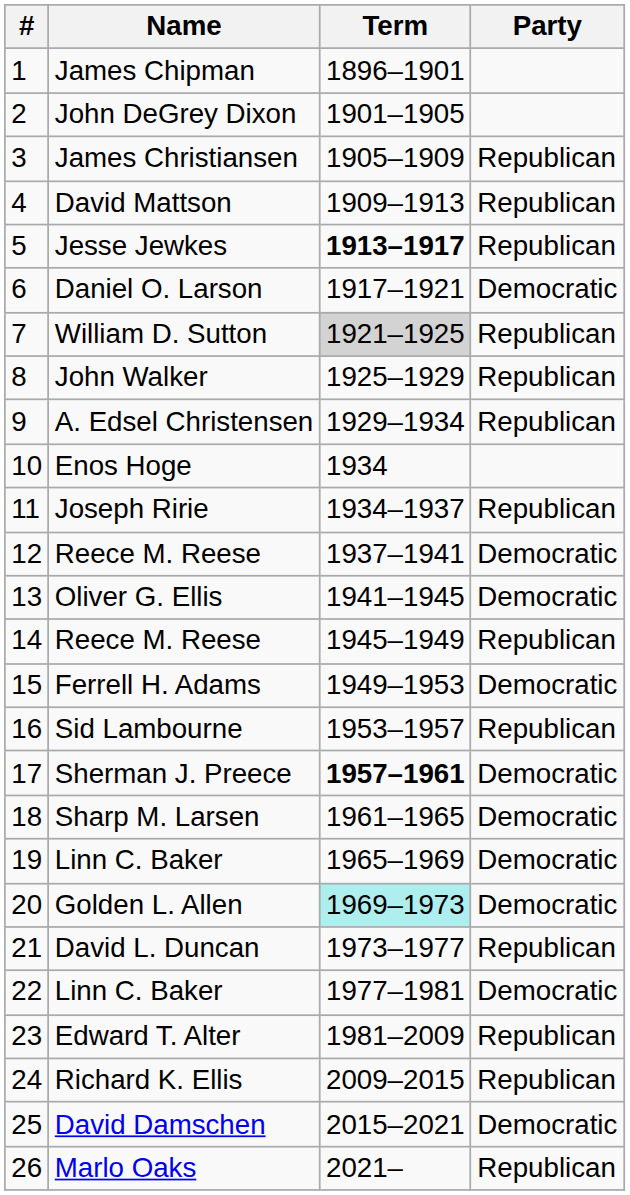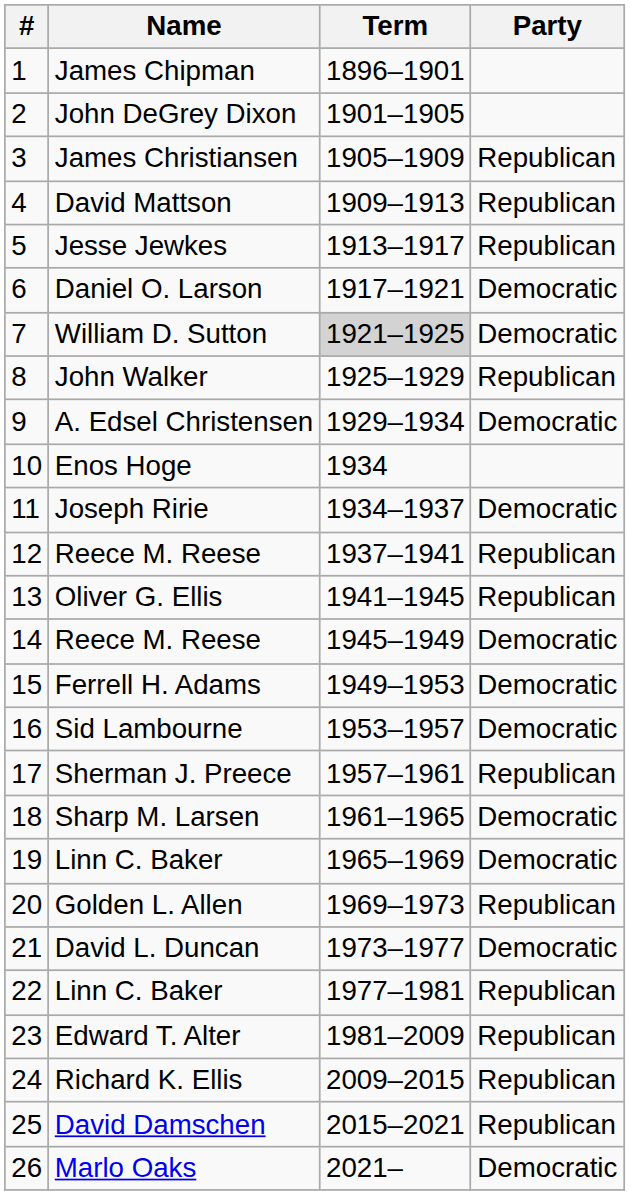(395, 245) bold -> (395, 245) normal
(547, 333) Republican -> (547, 333) Democratic
(547, 421) Republican -> (547, 421) Democratic
(547, 509) Republican -> (547, 509) Democratic
(547, 553) Democratic -> (547, 553) Republican
(547, 597) Democratic -> (547, 597) Republican
(547, 641) Republican -> (547, 641) Democratic
(547, 728) Republican -> (547, 728) Democratic
(395, 772) bold -> (395, 772) normal
(547, 772) Democratic -> (547, 772) Republican
(395, 904) paleturquoise background -> (395, 904) no background
(547, 904) Democratic -> (547, 904) Republican
(547, 948) Republican -> (547, 948) Democratic
(547, 992) Democratic -> (547, 992) Republican
(547, 1123) Democratic -> (547, 1123) Republican
(547, 1167) Republican -> (547, 1167) Democratic
